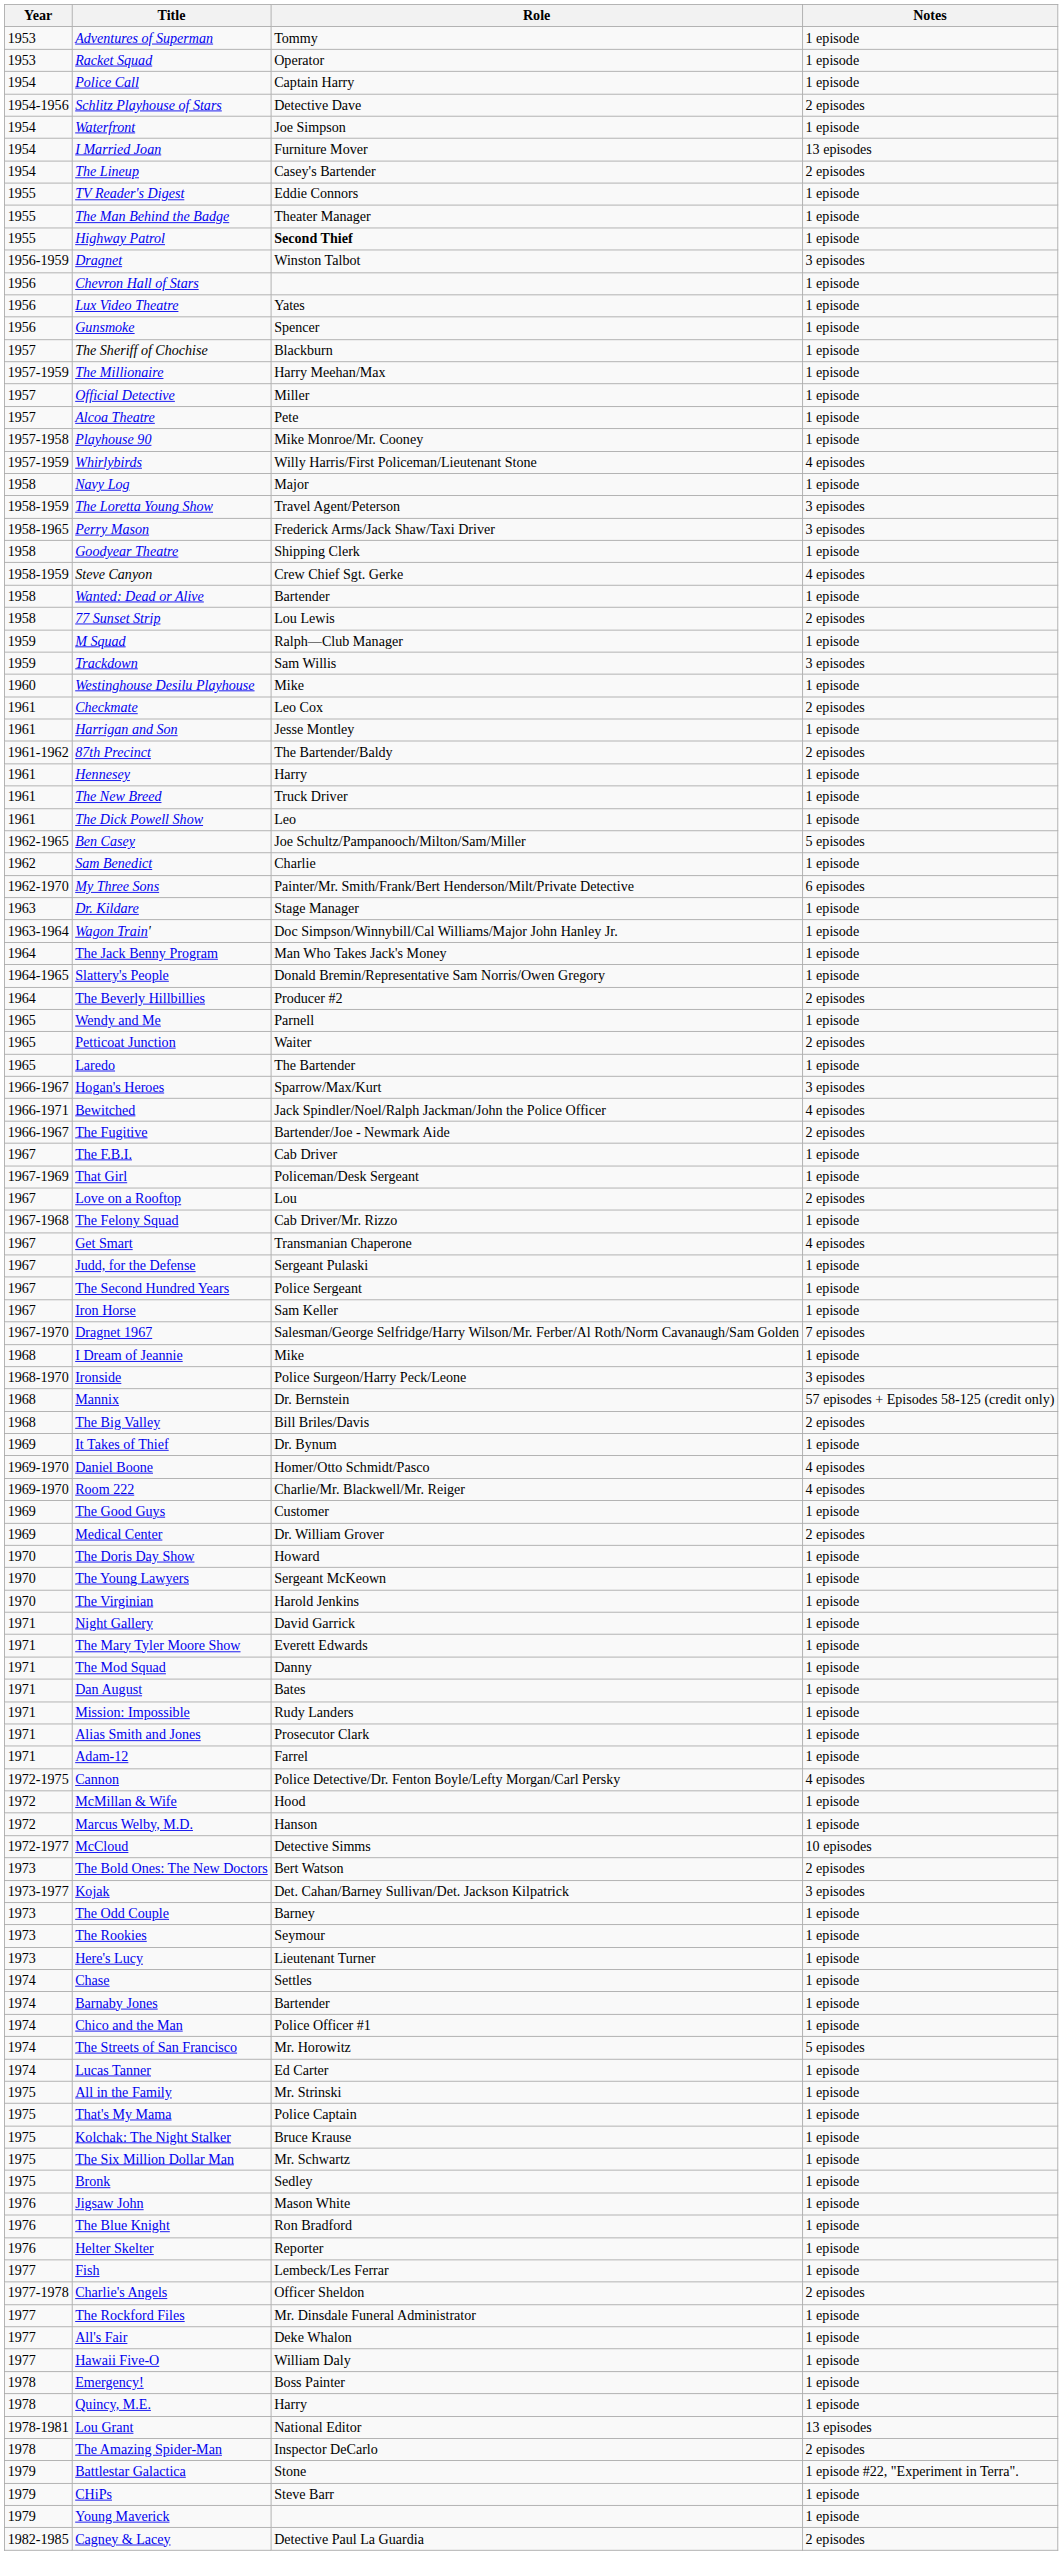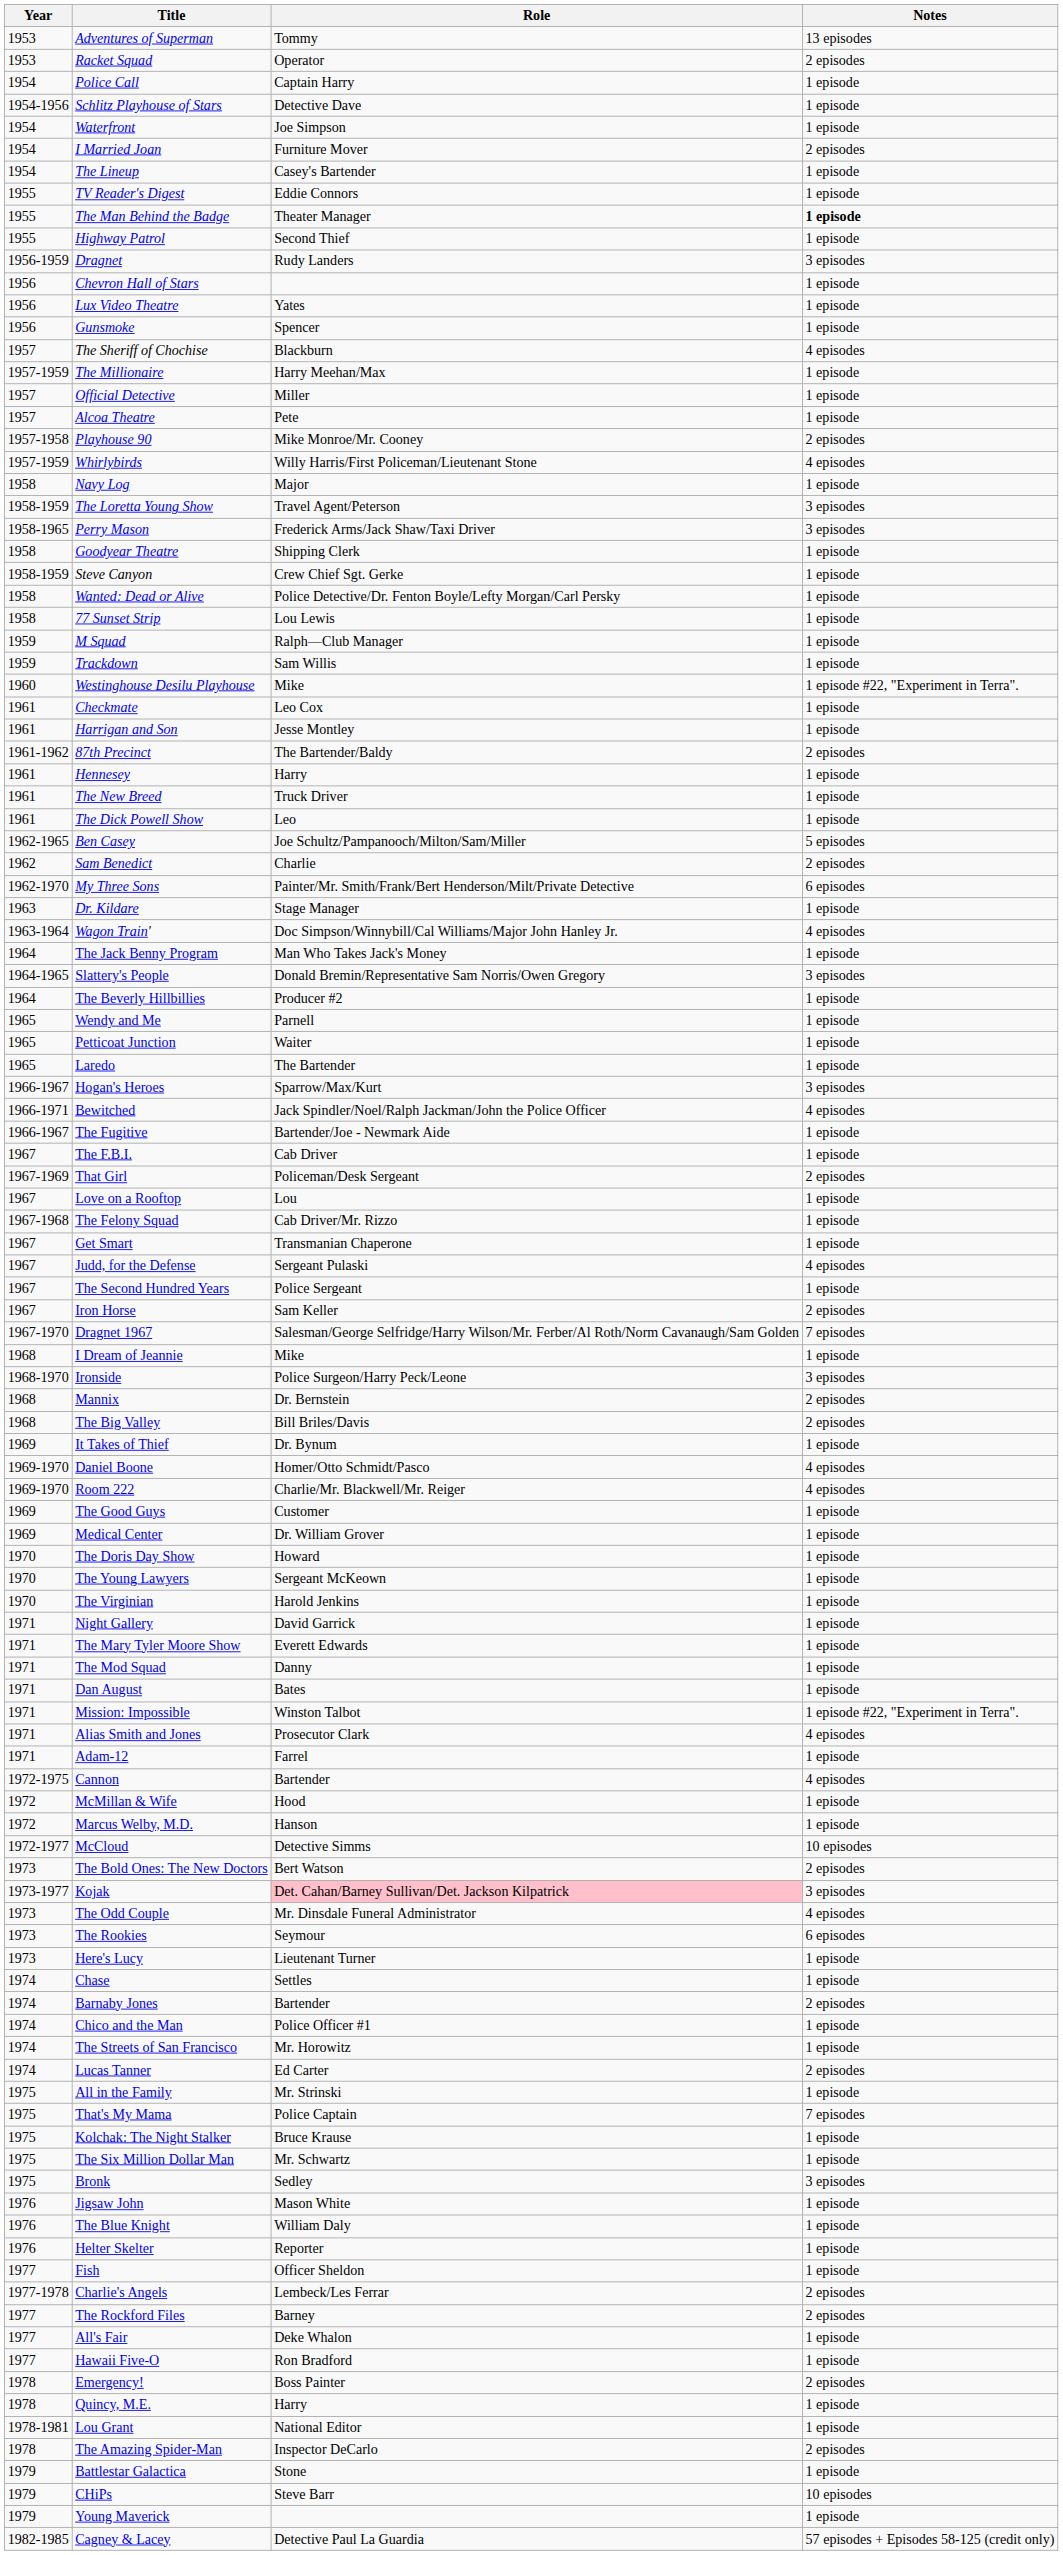(832, 37) 1 episode -> (839, 37) 13 episodes
(832, 60) 1 episode -> (835, 60) 2 episodes
(835, 104) 2 episodes -> (832, 104) 1 episode
(839, 149) 13 episodes -> (835, 149) 2 episodes
(835, 171) 2 episodes -> (832, 171) 1 episode
(832, 216) normal -> (833, 216) bold
(313, 238) bold -> (312, 238) normal
(317, 261) Winston Talbot -> (314, 261) Rudy Landers
(832, 350) 1 episode -> (835, 350) 4 episodes
(832, 439) 1 episode -> (835, 439) 2 episodes
(835, 573) 4 episodes -> (832, 573) 1 episode
(302, 596) Bartender -> (447, 596) Police Detective/Dr. Fenton Boyle/Lefty Morgan/Carl Persky
(835, 618) 2 episodes -> (832, 618) 1 episode
(835, 663) 3 episodes -> (832, 663) 1 episode
(832, 685) 1 episode -> (912, 685) 1 episode #22, "Experiment in Terra".
(835, 707) 2 episodes -> (832, 707) 1 episode
(832, 864) 1 episode -> (835, 864) 2 episodes
(832, 931) 1 episode -> (835, 931) 4 episodes
(832, 975) 1 episode -> (835, 975) 3 episodes
(835, 998) 2 episodes -> (832, 998) 1 episode
(835, 1042) 2 episodes -> (832, 1042) 1 episode
(835, 1132) 2 episodes -> (832, 1132) 1 episode
(832, 1176) 1 episode -> (835, 1176) 2 episodes
(835, 1199) 2 episodes -> (832, 1199) 1 episode
(835, 1243) 4 episodes -> (832, 1243) 1 episode
(832, 1266) 1 episode -> (835, 1266) 4 episodes
(832, 1310) 1 episode -> (835, 1310) 2 episodes
(930, 1400) 57 episodes + Episodes 58-125 (credit only) -> (835, 1400) 2 episodes
(835, 1534) 2 episodes -> (832, 1534) 1 episode
(314, 1712) Rudy Landers -> (317, 1712) Winston Talbot
(832, 1712) 1 episode -> (912, 1712) 1 episode #22, "Experiment in Terra".
(832, 1735) 1 episode -> (835, 1735) 4 episodes
(447, 1779) Police Detective/Dr. Fenton Boyle/Lefty Morgan/Carl Persky -> (302, 1779) Bartender
(422, 1891) no background -> (422, 1891) pink background
(295, 1913) Barney -> (375, 1913) Mr. Dinsdale Funeral Administrator
(832, 1913) 1 episode -> (835, 1913) 4 episodes
(832, 1936) 1 episode -> (835, 1936) 6 episodes
(832, 2003) 1 episode -> (835, 2003) 2 episodes
(835, 2047) 5 episodes -> (832, 2047) 1 episode
(832, 2070) 1 episode -> (835, 2070) 2 episodes
(832, 2114) 1 episode -> (835, 2114) 7 episodes
(832, 2181) 1 episode -> (835, 2181) 3 episodes
(313, 2226) Ron Bradford -> (312, 2226) William Daly
(331, 2270) Lembeck/Les Ferrar -> (319, 2270) Officer Sheldon
(319, 2293) Officer Sheldon -> (331, 2293) Lembeck/Les Ferrar
(375, 2315) Mr. Dinsdale Funeral Administrator -> (295, 2315) Barney
(832, 2315) 1 episode -> (835, 2315) 2 episodes
(312, 2360) William Daly -> (313, 2360) Ron Bradford
(832, 2382) 1 episode -> (835, 2382) 2 episodes
(839, 2427) 13 episodes -> (832, 2427) 1 episode
(912, 2471) 1 episode #22, "Experiment in Terra". -> (832, 2471) 1 episode
(832, 2494) 1 episode -> (839, 2494) 10 episodes
(835, 2538) 2 episodes -> (930, 2538) 57 episodes + Episodes 58-125 (credit only)
